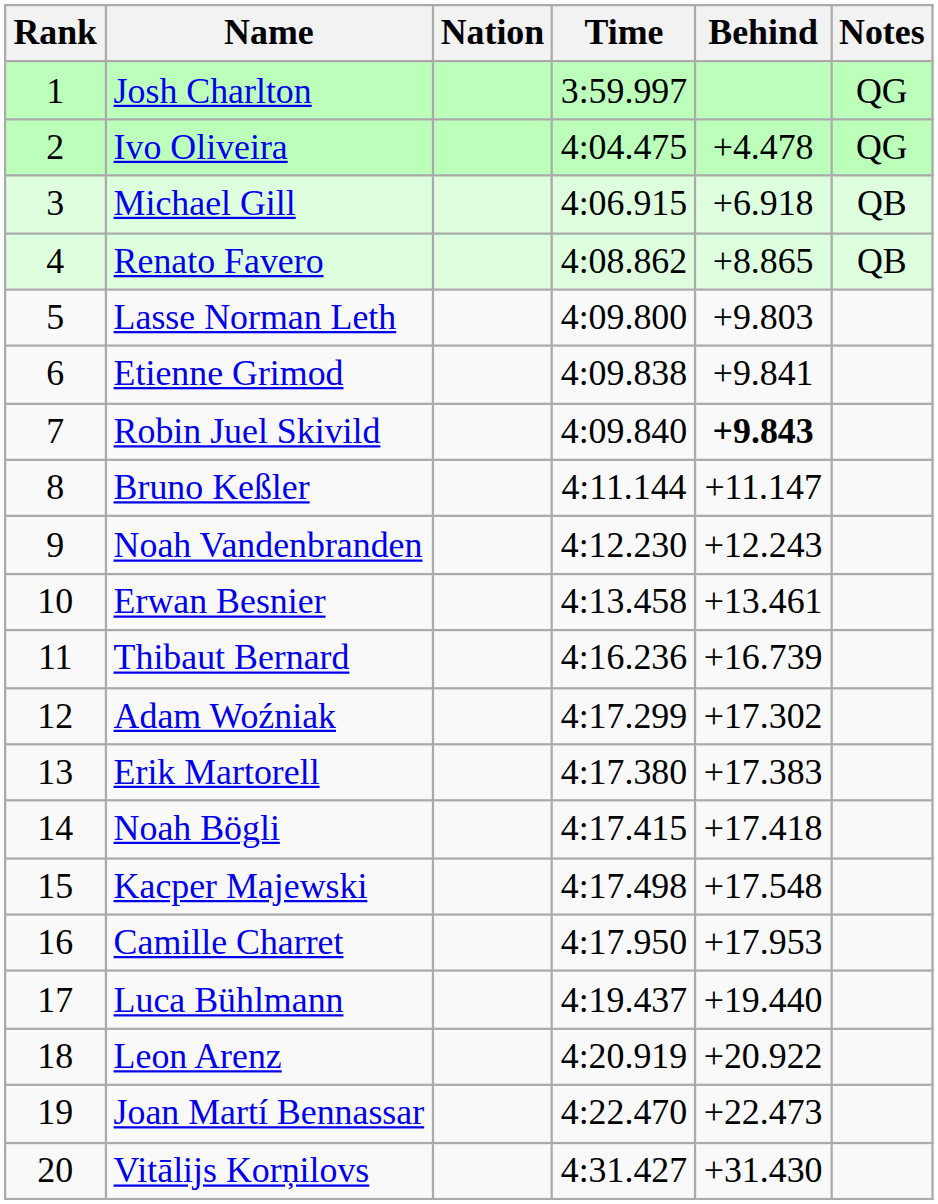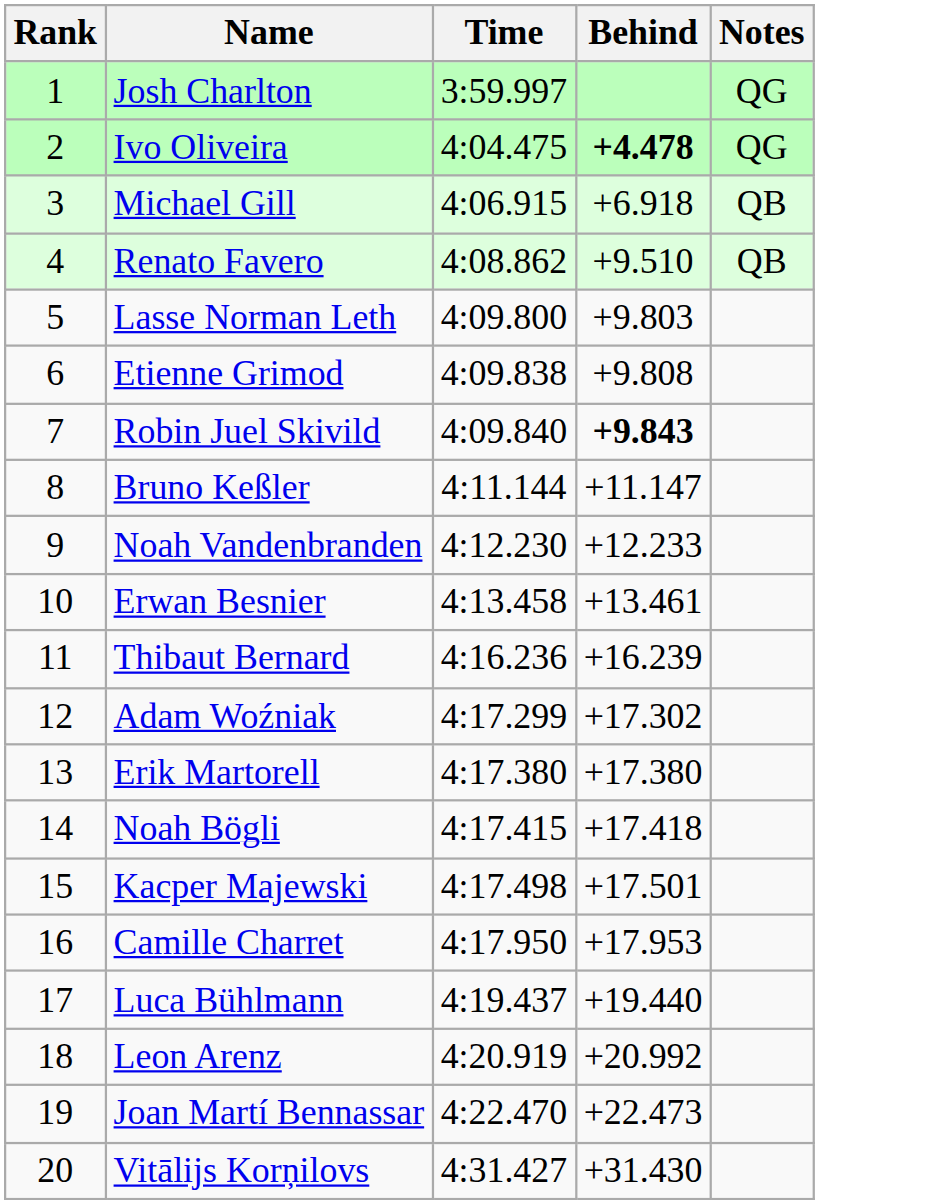- column: (492, 32)
(763, 146) normal -> (643, 146) bold
(763, 260) +8.865 -> (643, 260) +9.510
(763, 373) +9.841 -> (643, 373) +9.808
(763, 544) +12.243 -> (643, 544) +12.233
(763, 658) +16.739 -> (643, 658) +16.239
(763, 771) +17.383 -> (643, 771) +17.380
(763, 885) +17.548 -> (643, 885) +17.501
(763, 1056) +20.922 -> (643, 1056) +20.992
